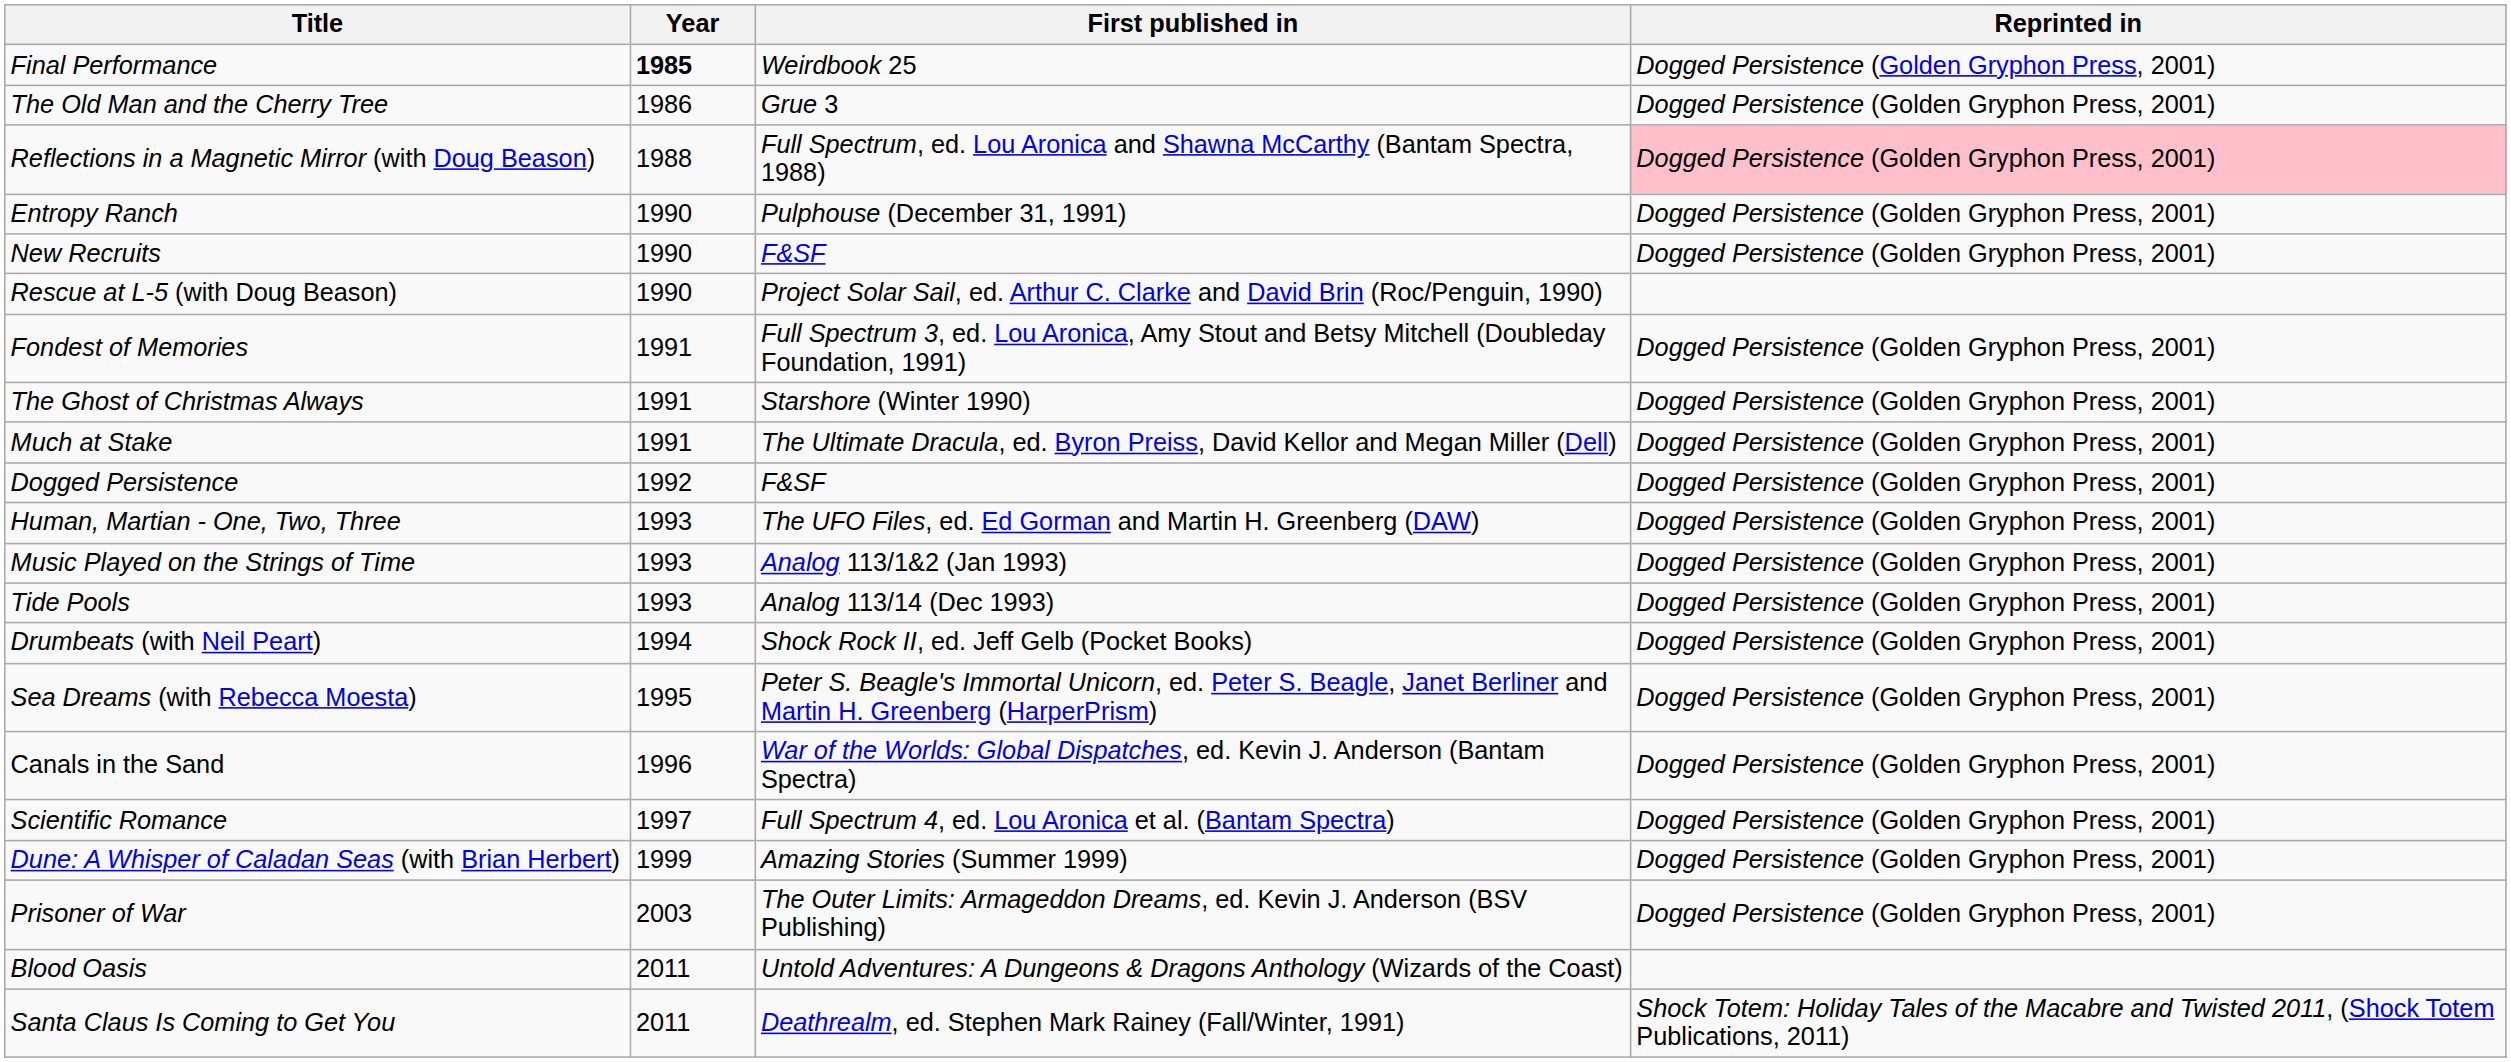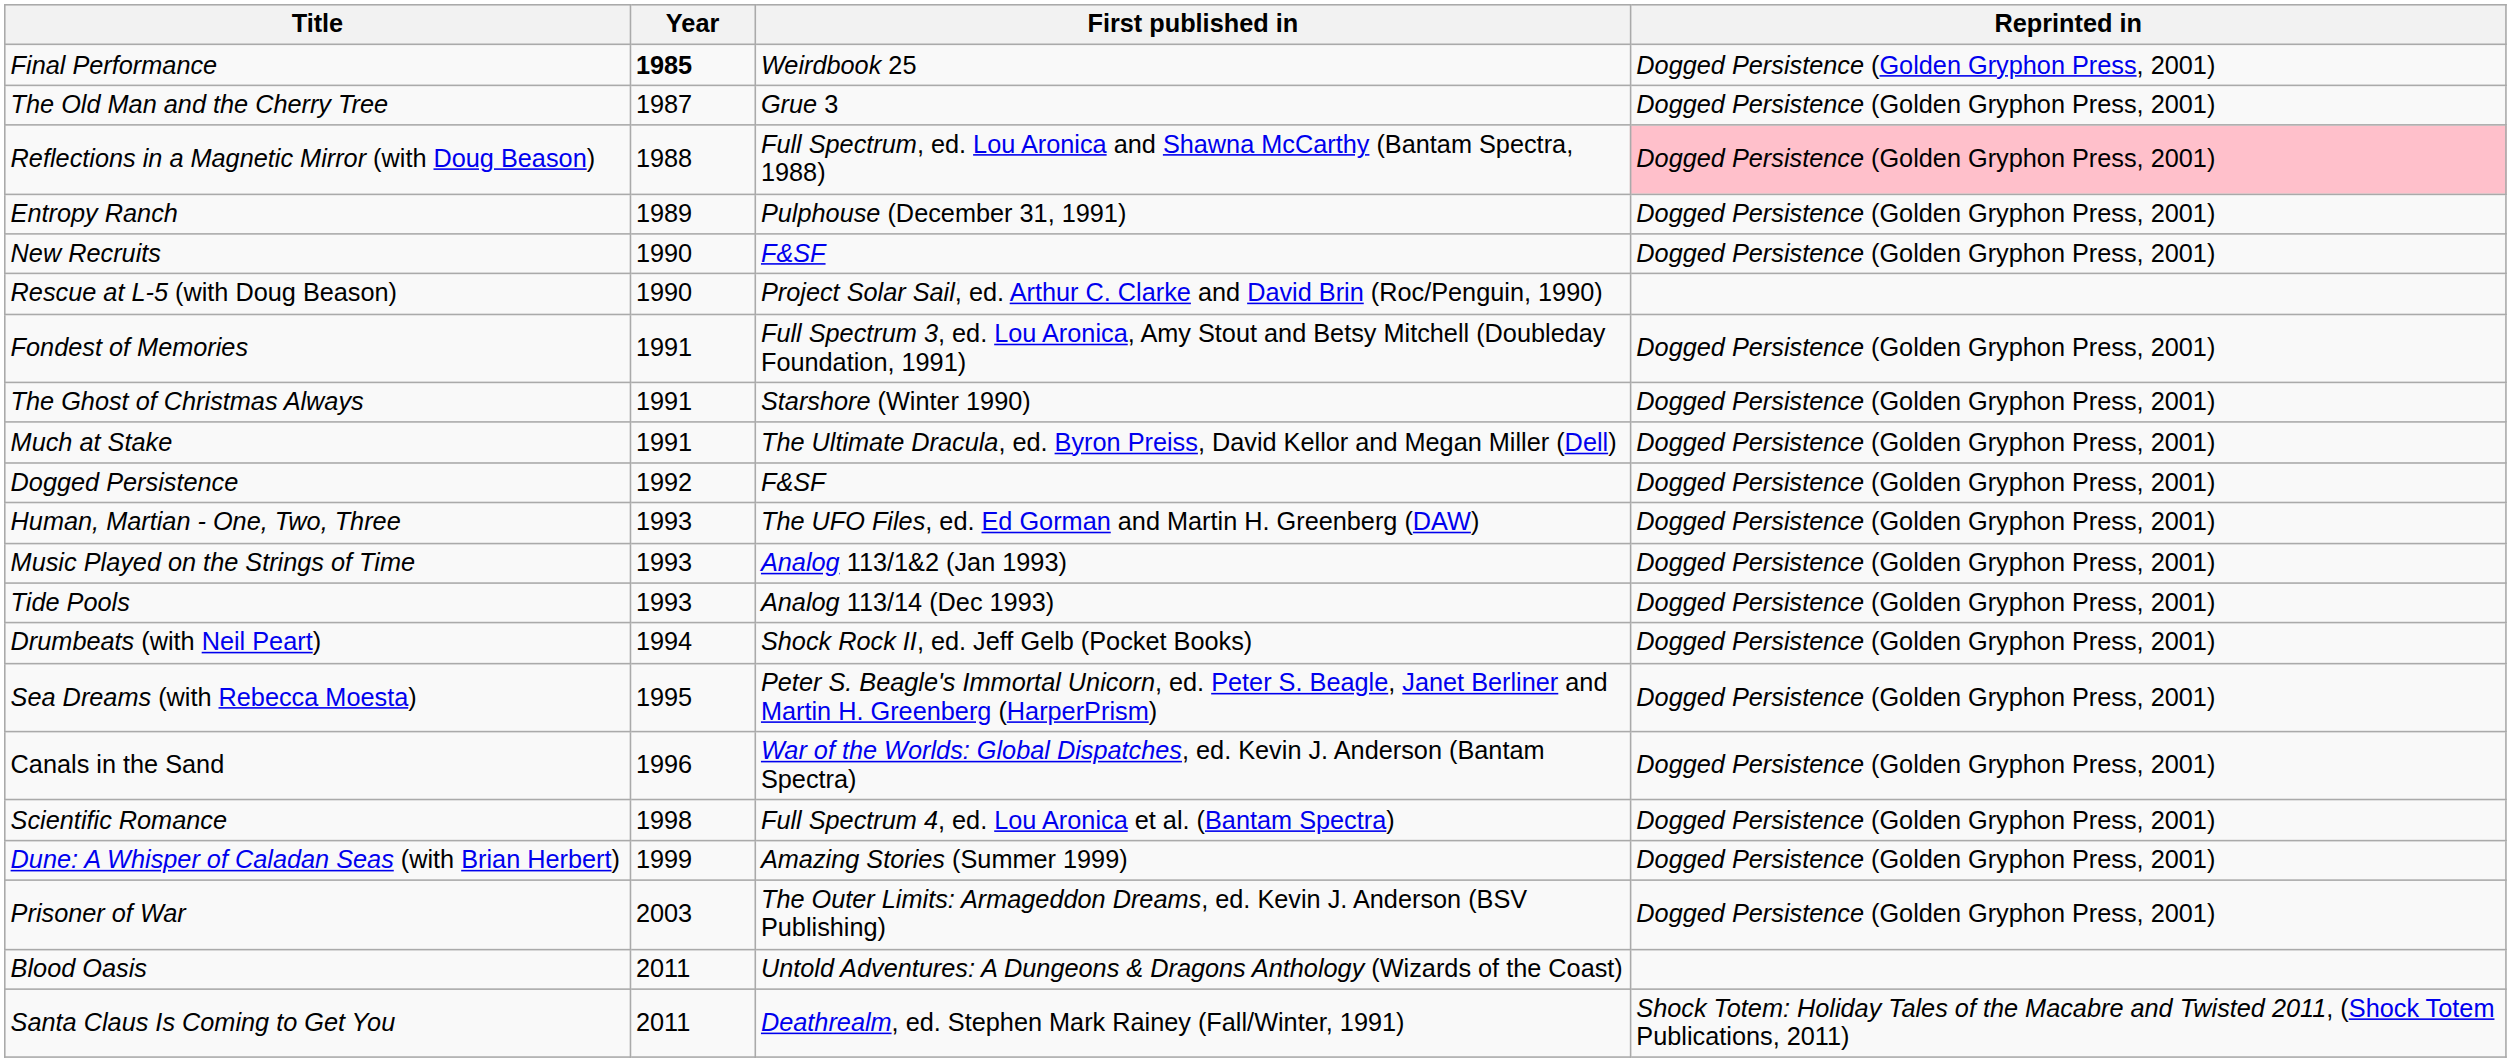(664, 104) 1986 -> (664, 104) 1987
(664, 213) 1990 -> (664, 213) 1989
(664, 819) 1997 -> (664, 819) 1998
